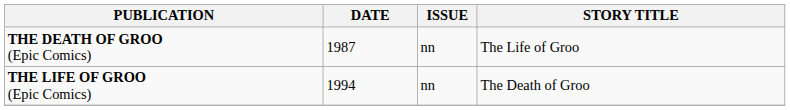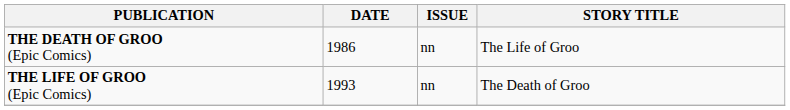(341, 46) 1987 -> (341, 46) 1986
(341, 85) 1994 -> (341, 85) 1993
